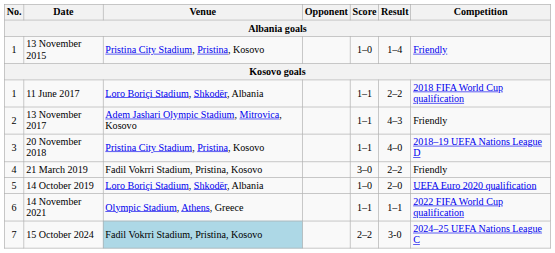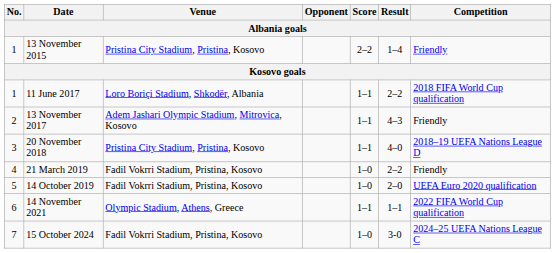(364, 50) 1–0 -> (364, 50) 2–2
(364, 169) 3–0 -> (364, 169) 1–0
(184, 185) Loro Boriçi Stadium, Shkodër, Albania -> (184, 185) Fadil Vokrri Stadium, Pristina, Kosovo
(184, 234) lightblue background -> (184, 234) no background
(364, 234) 2–2 -> (364, 234) 1–0
